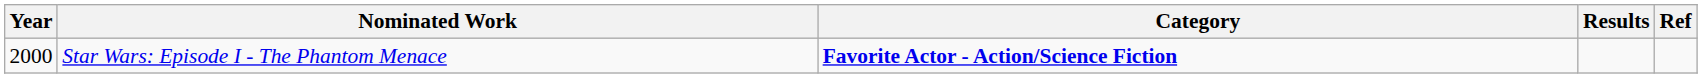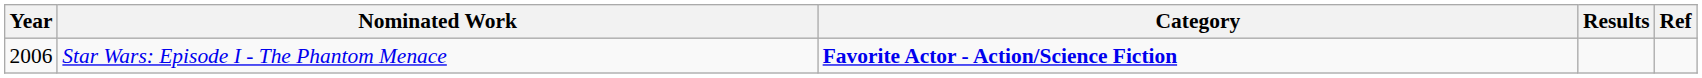(31, 55) 2000 -> (31, 55) 2006
